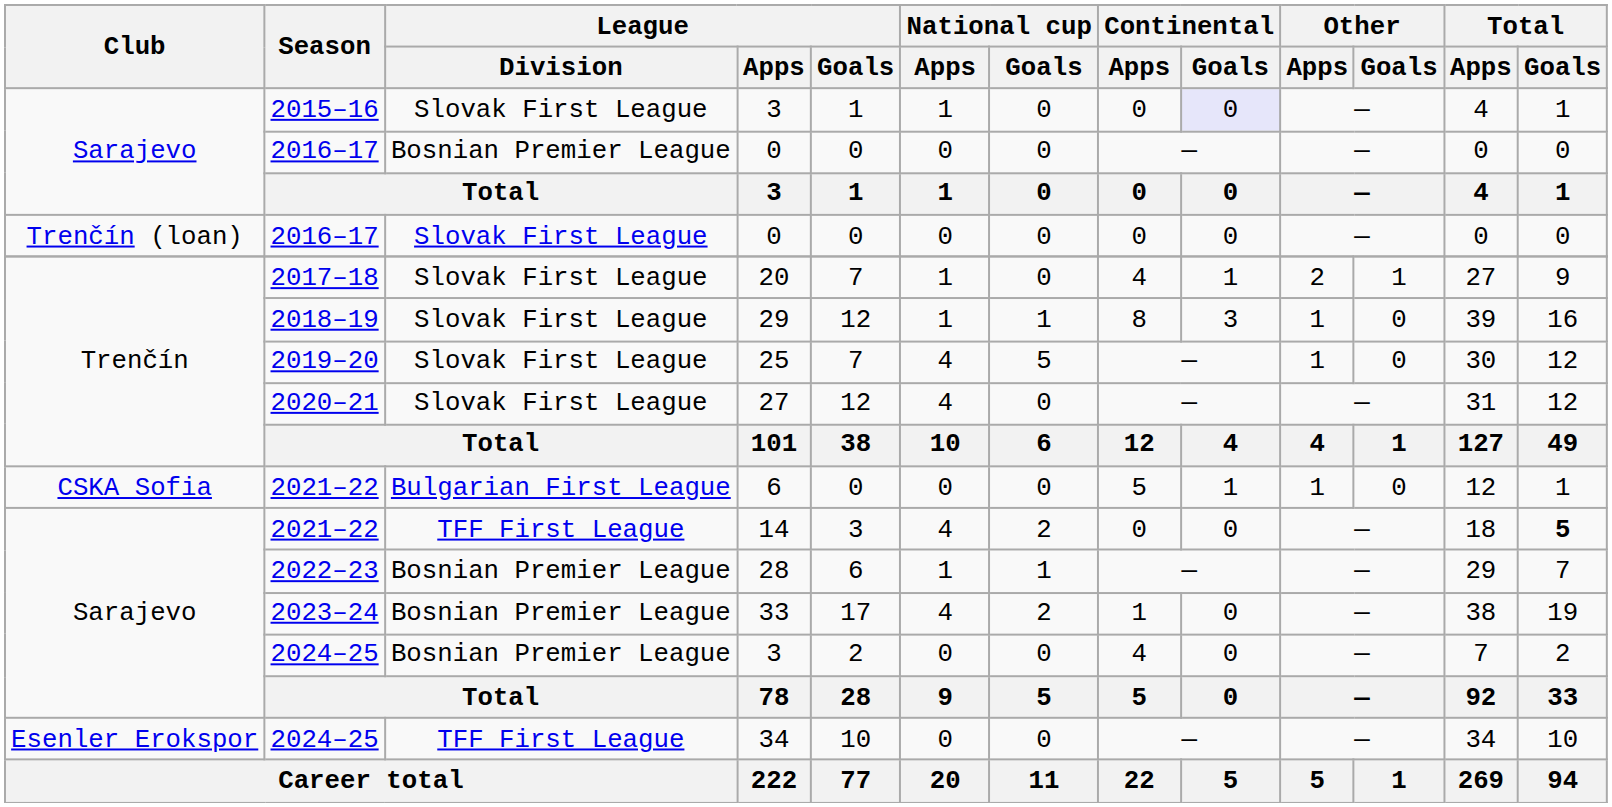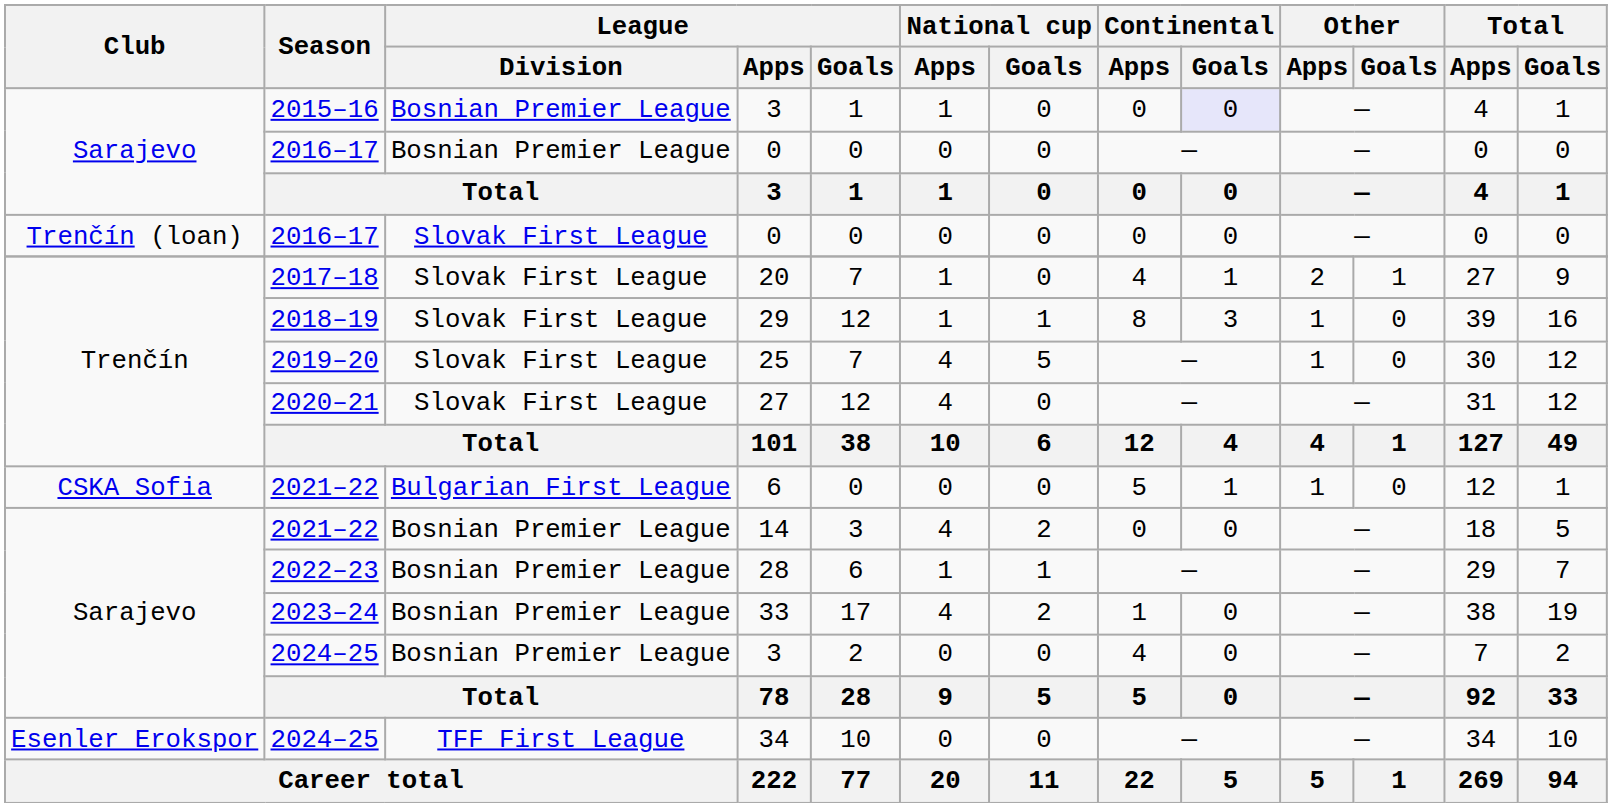(561, 110) Slovak First League -> (561, 110) Bosnian Premier League
(561, 529) TFF First League -> (561, 529) Bosnian Premier League
(1563, 529) bold -> (1563, 529) normal
